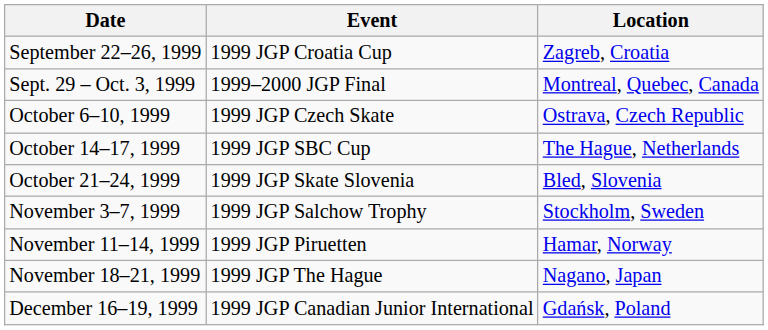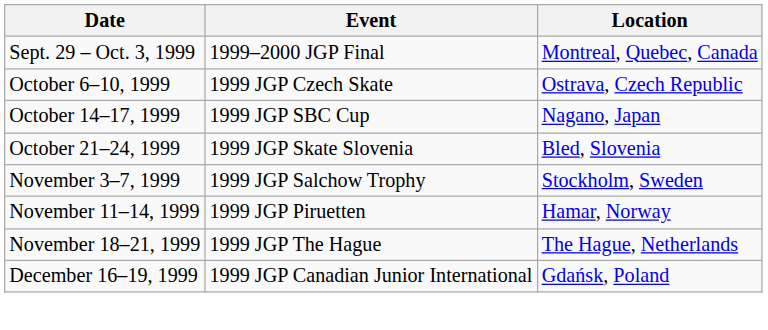- row: (105, 52)
(641, 148) The Hague, Netherlands -> (601, 116) Nagano, Japan
(602, 276) Nagano, Japan -> (640, 244) The Hague, Netherlands
